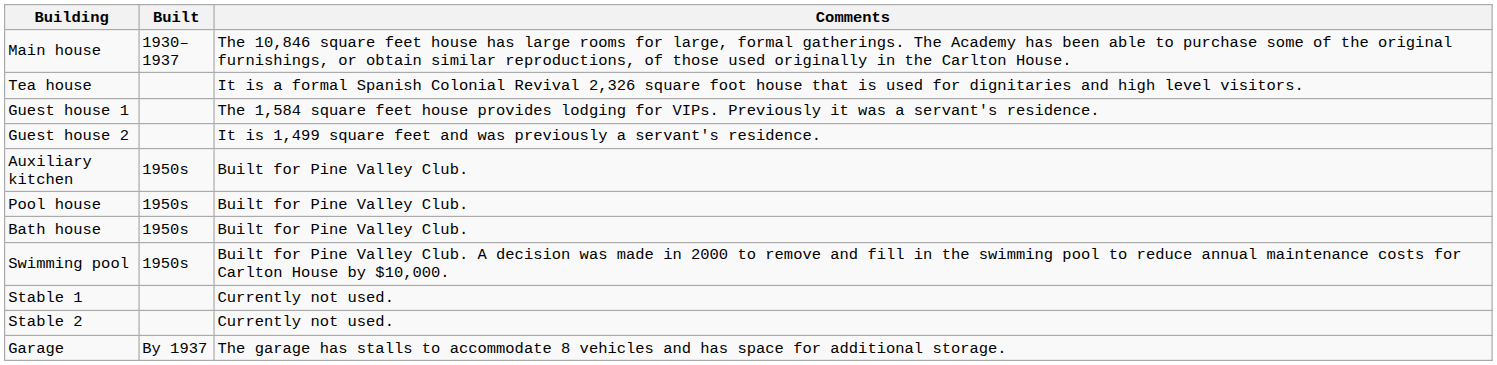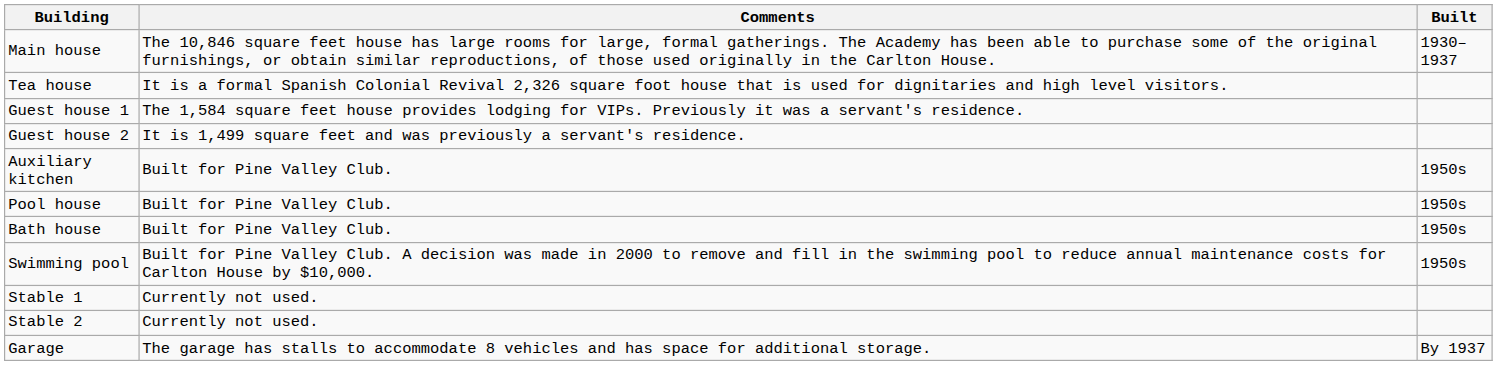columns swapped: (176, 17) <-> (853, 17)
